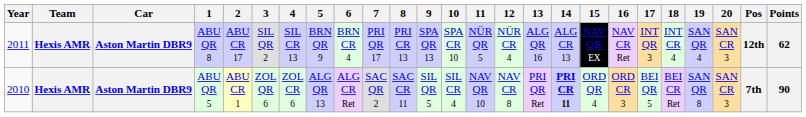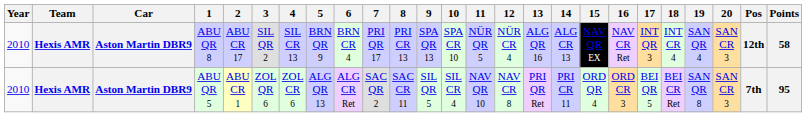(18, 44) 2011 -> (18, 44) 2010
(784, 44) 62 -> (784, 44) 58
(566, 89) bold -> (566, 89) normal
(784, 89) 90 -> (784, 89) 95
